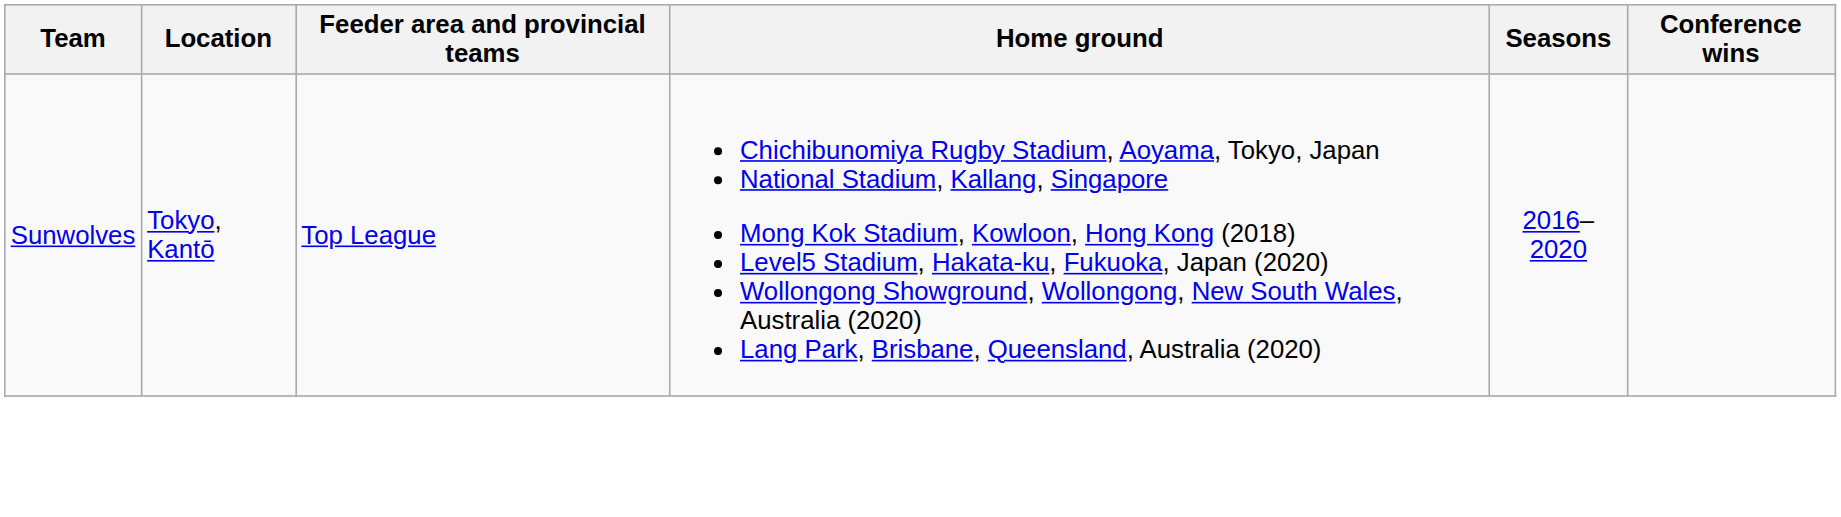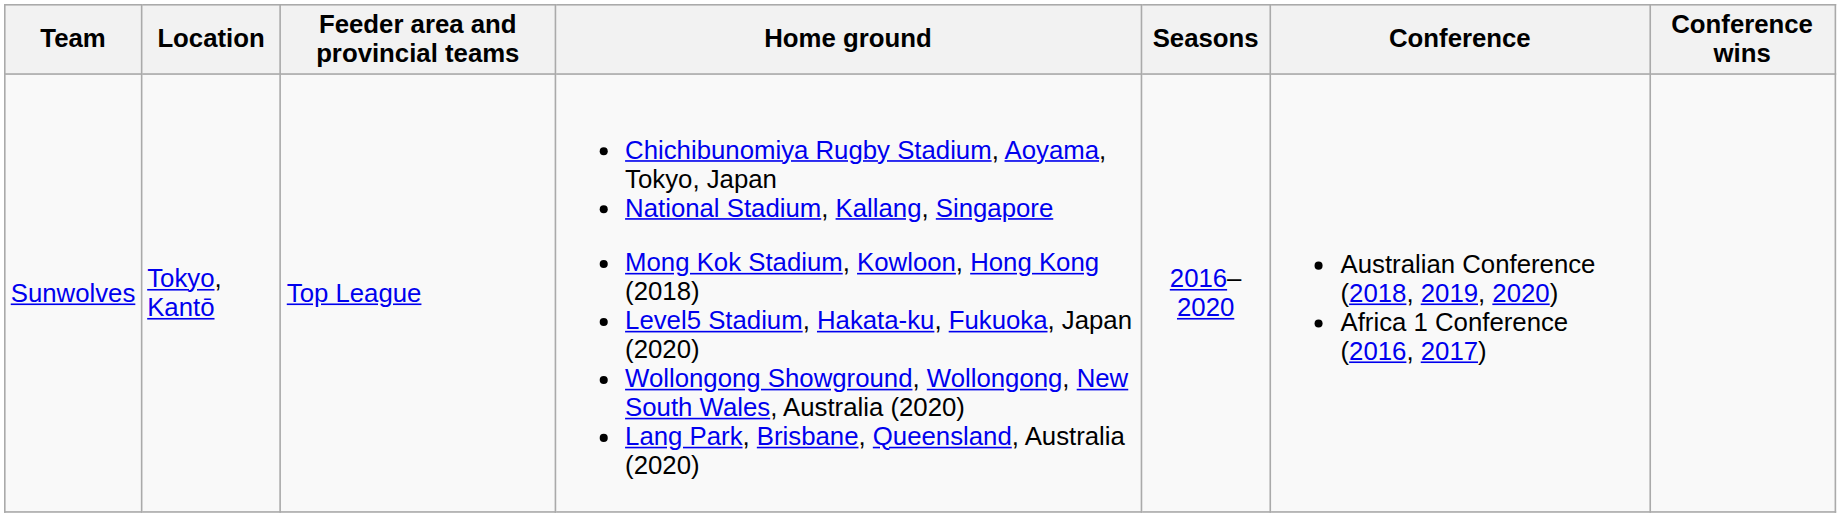+ column: (1460, 39)
